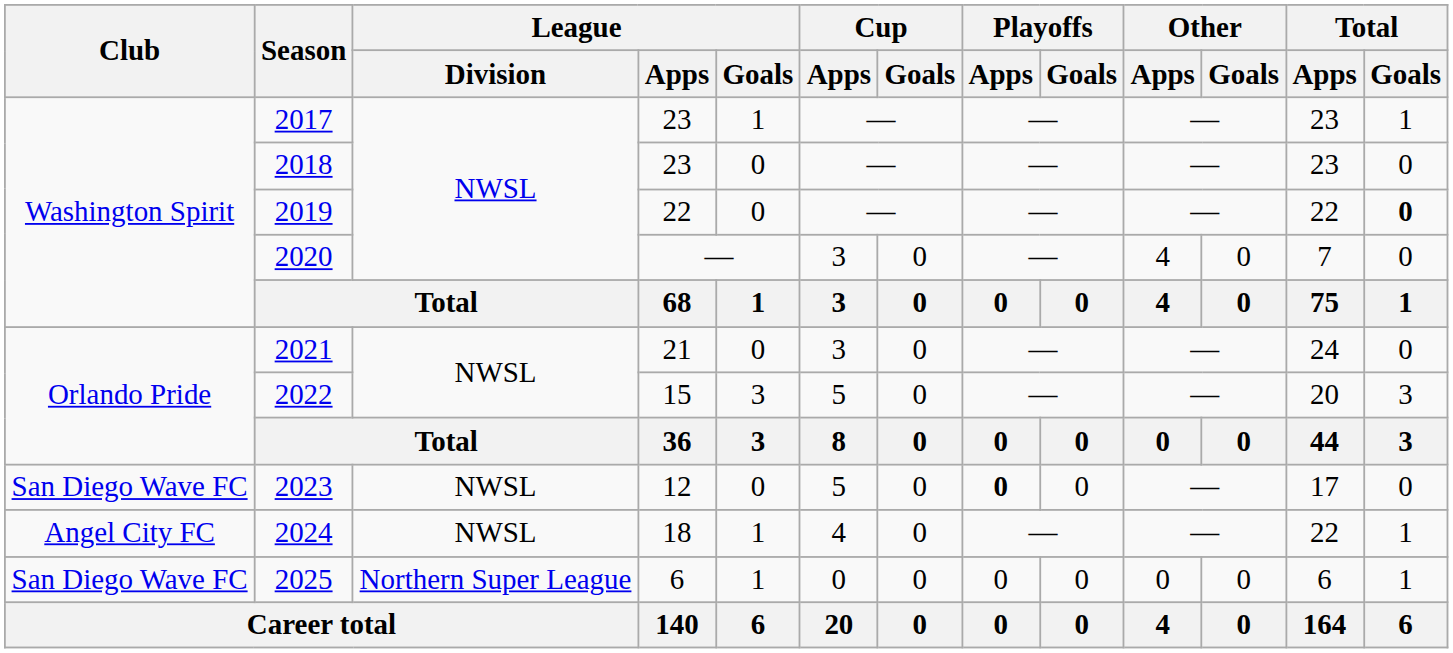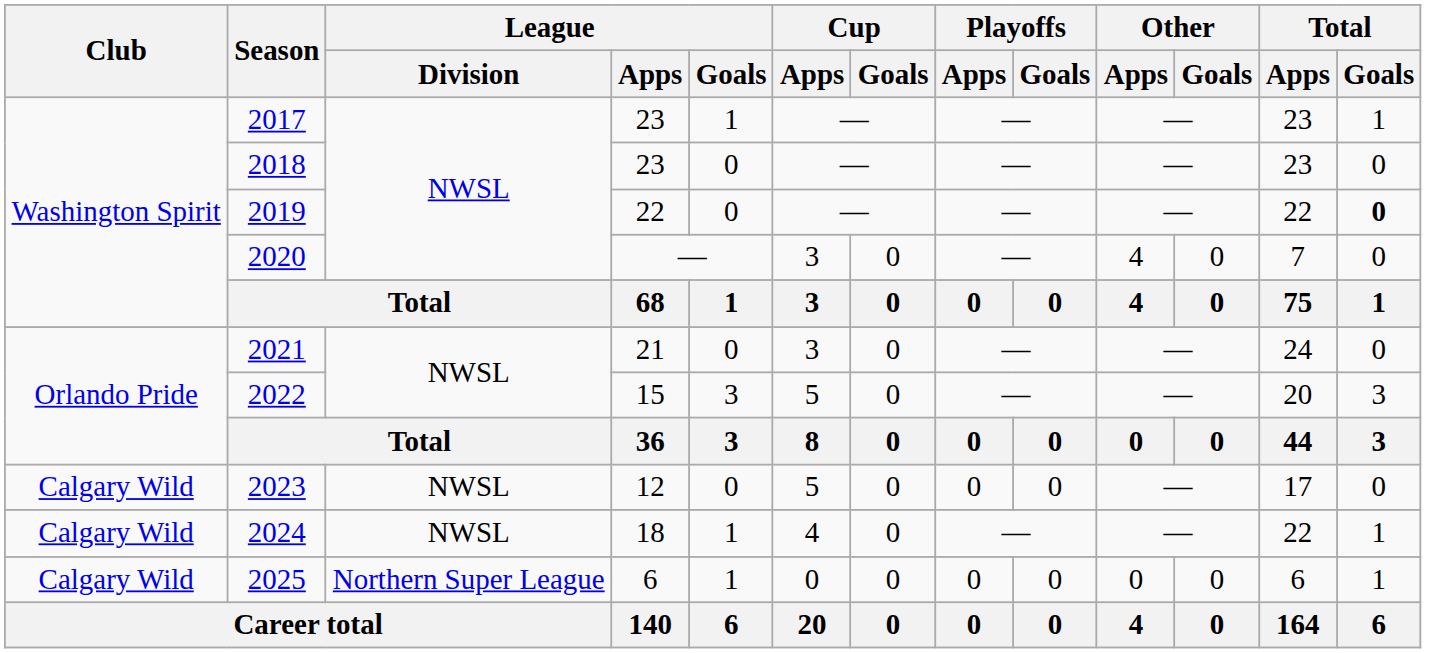(130, 486) San Diego Wave FC -> (116, 486) Calgary Wild
(1001, 486) bold -> (974, 486) normal
(130, 532) Angel City FC -> (116, 532) Calgary Wild
(130, 578) San Diego Wave FC -> (116, 578) Calgary Wild
